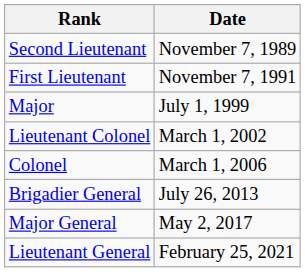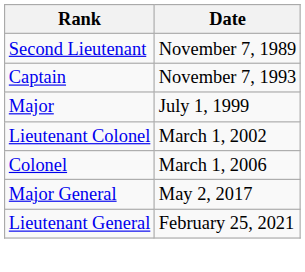- row: (67, 77)
+ row: (37, 77)
- row: (75, 194)
